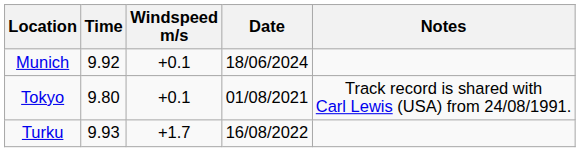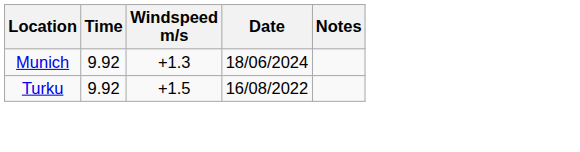(174, 62) +0.1 -> (174, 62) +1.3
- row: (43, 97)
(104, 133) 9.93 -> (104, 88) 9.92
(174, 133) +1.7 -> (174, 88) +1.5
